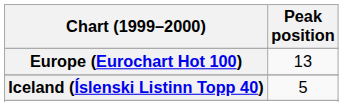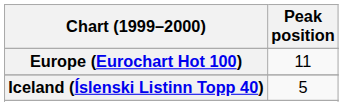(303, 61) 13 -> (303, 61) 11
